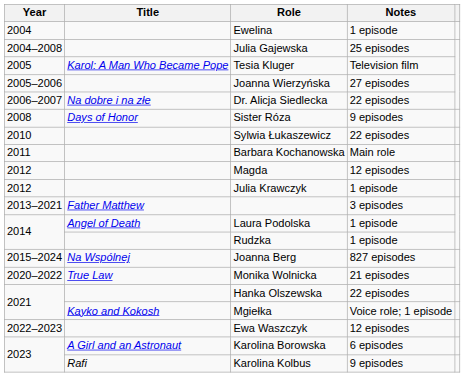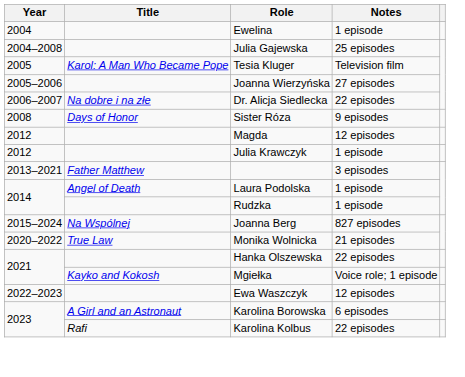- row: (282, 135)
- row: (289, 153)
(376, 363) 9 episodes -> (365, 328) 22 episodes
